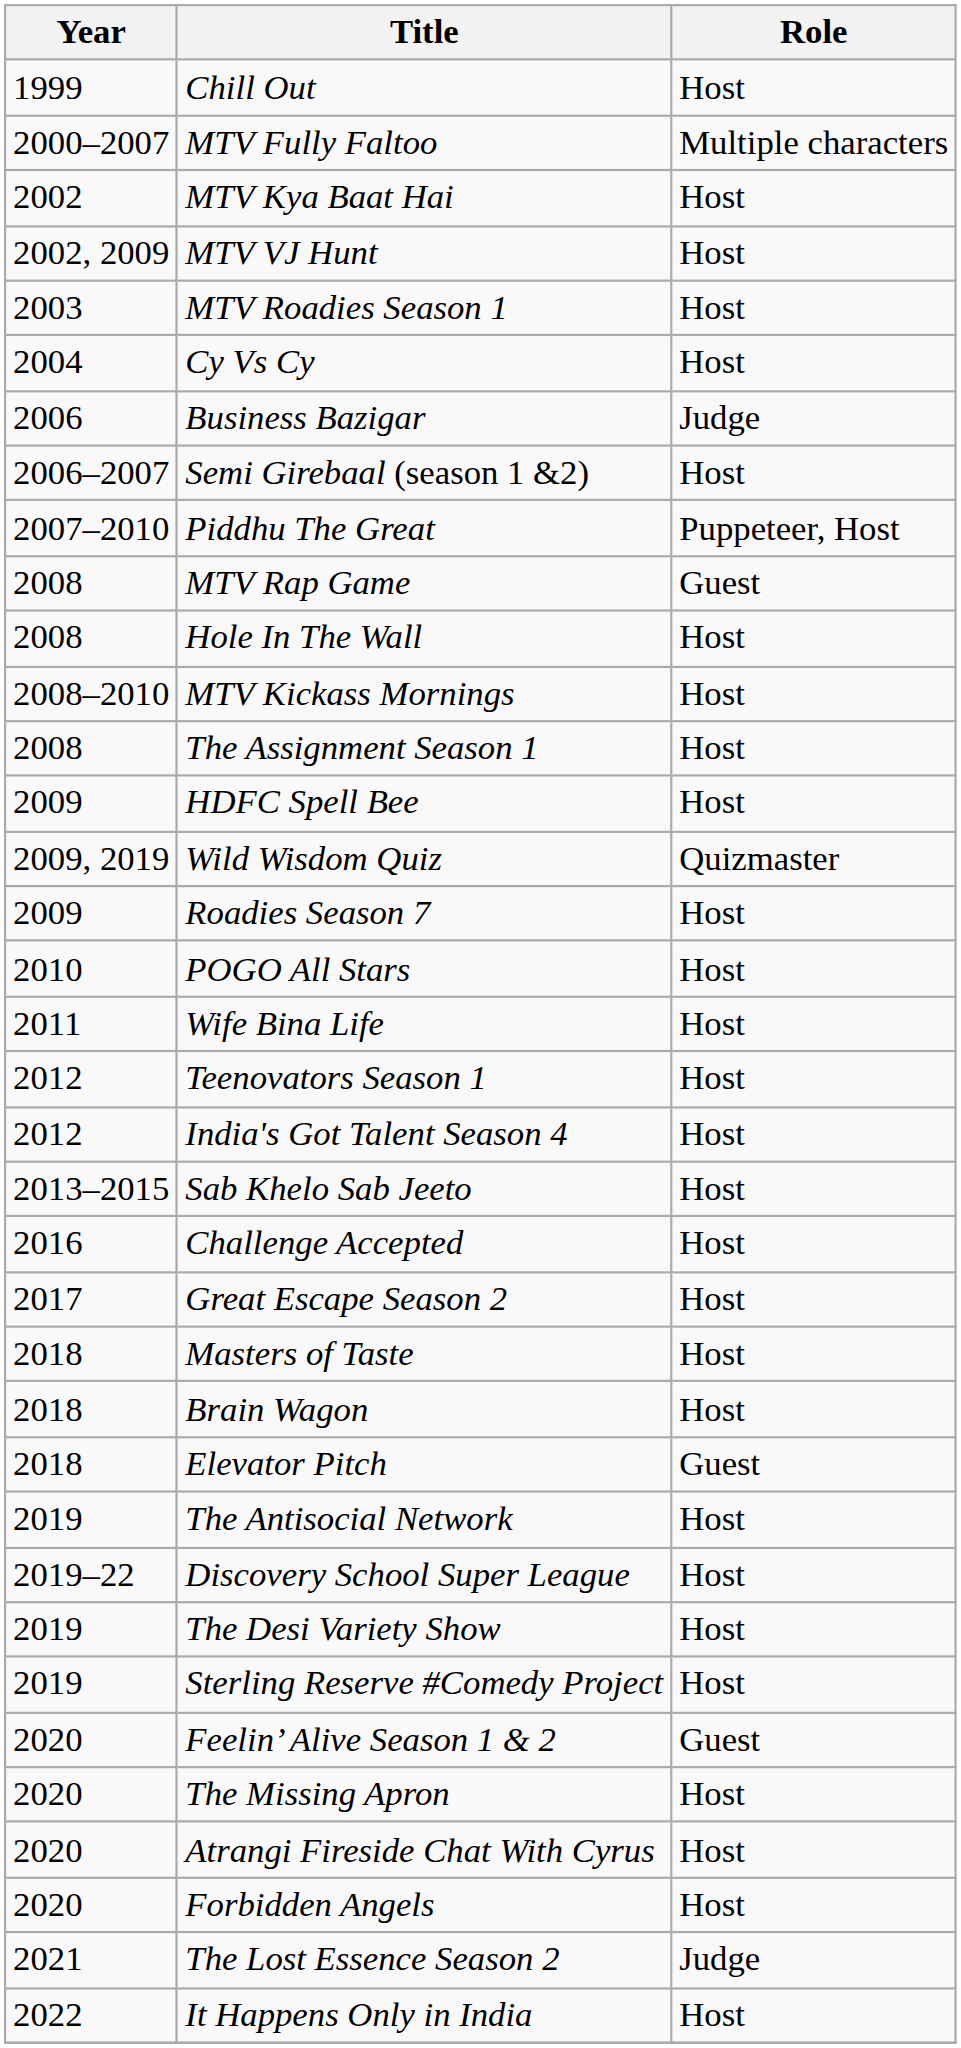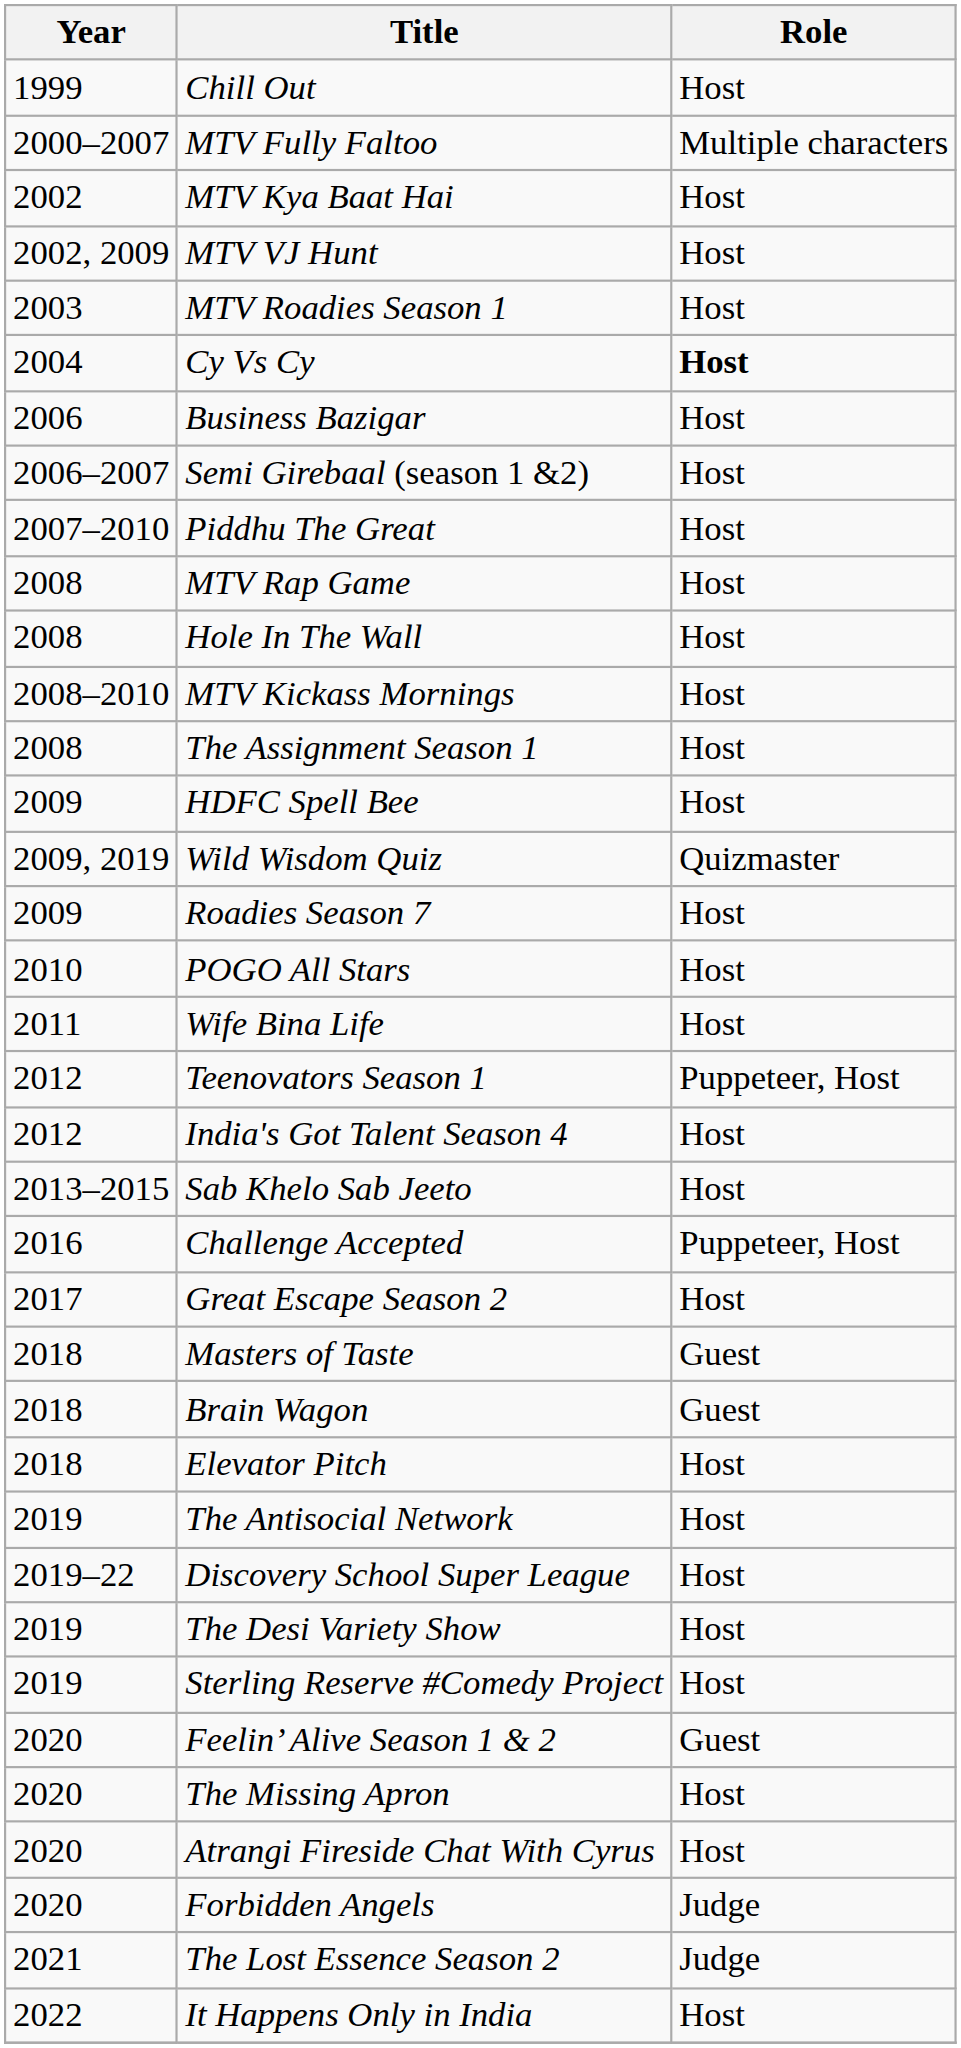(712, 362) normal -> (714, 362) bold
(720, 417) Judge -> (712, 417) Host
(789, 527) Puppeteer, Host -> (712, 527) Host
(720, 582) Guest -> (712, 582) Host
(712, 1078) Host -> (789, 1078) Puppeteer, Host
(712, 1243) Host -> (789, 1243) Puppeteer, Host
(712, 1353) Host -> (720, 1353) Guest
(712, 1408) Host -> (720, 1408) Guest
(720, 1463) Guest -> (712, 1463) Host
(712, 1904) Host -> (720, 1904) Judge
